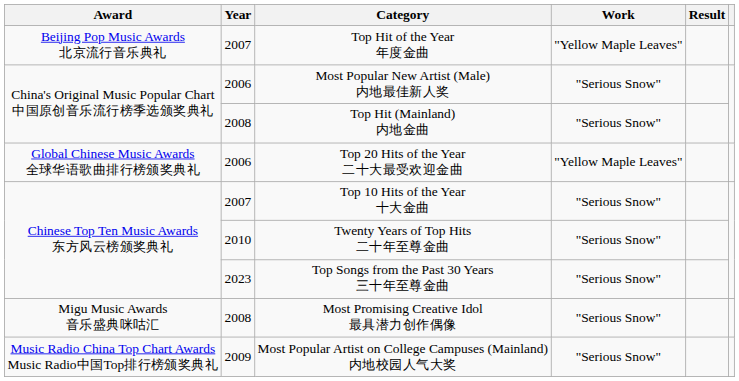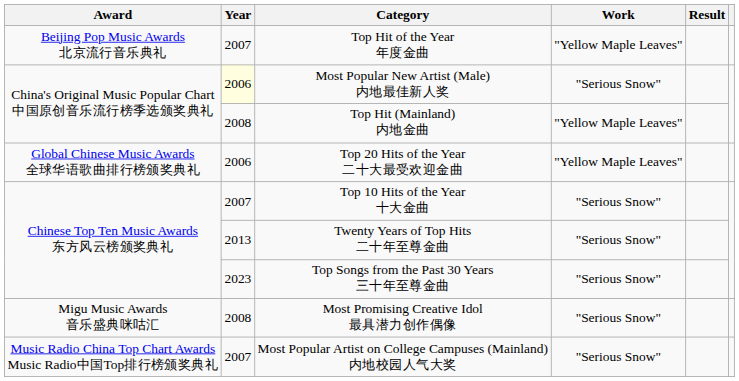(238, 84) no background -> (238, 84) lightyellow background
(618, 123) "Serious Snow" -> (618, 123) "Yellow Maple Leaves"
(238, 240) 2010 -> (238, 240) 2013
(238, 356) 2009 -> (238, 356) 2007
